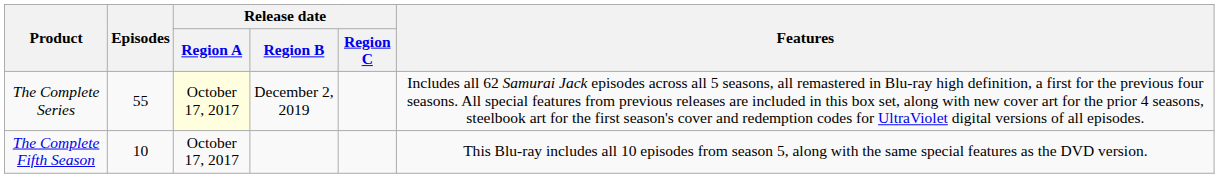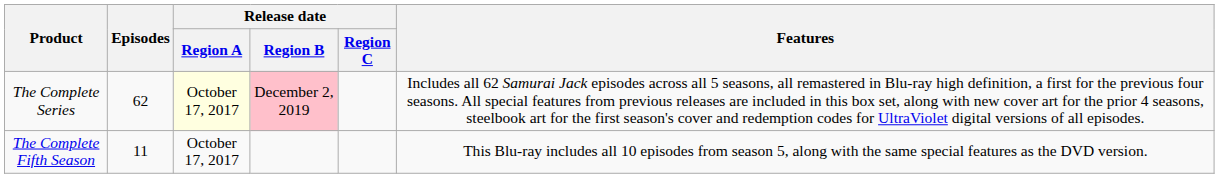(141, 100) 55 -> (141, 100) 62
(294, 100) no background -> (294, 100) pink background
(141, 151) 10 -> (141, 151) 11
